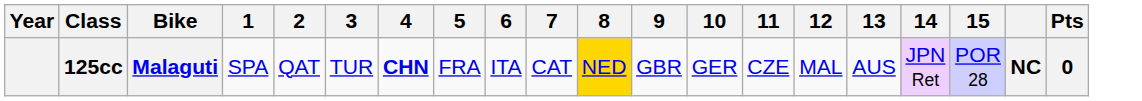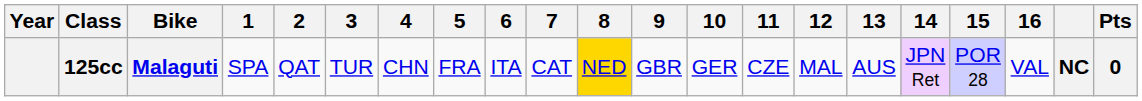+ column: (1030, 21)
(406, 66) bold -> (406, 66) normal
